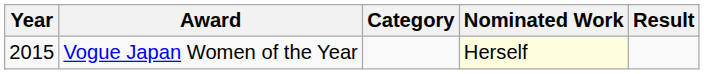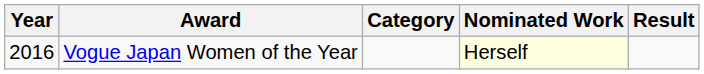(32, 52) 2015 -> (32, 52) 2016
